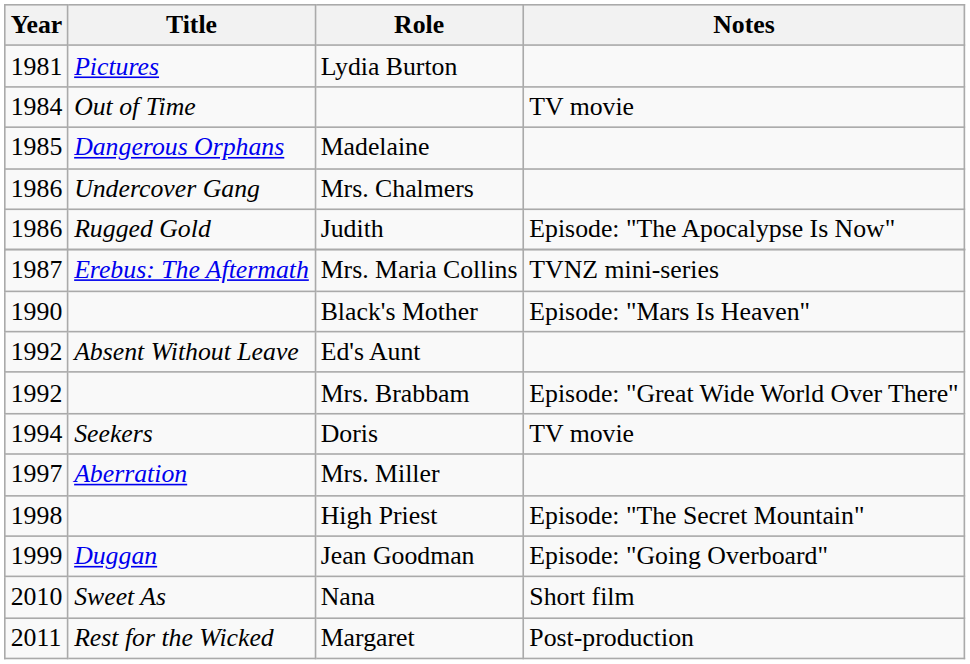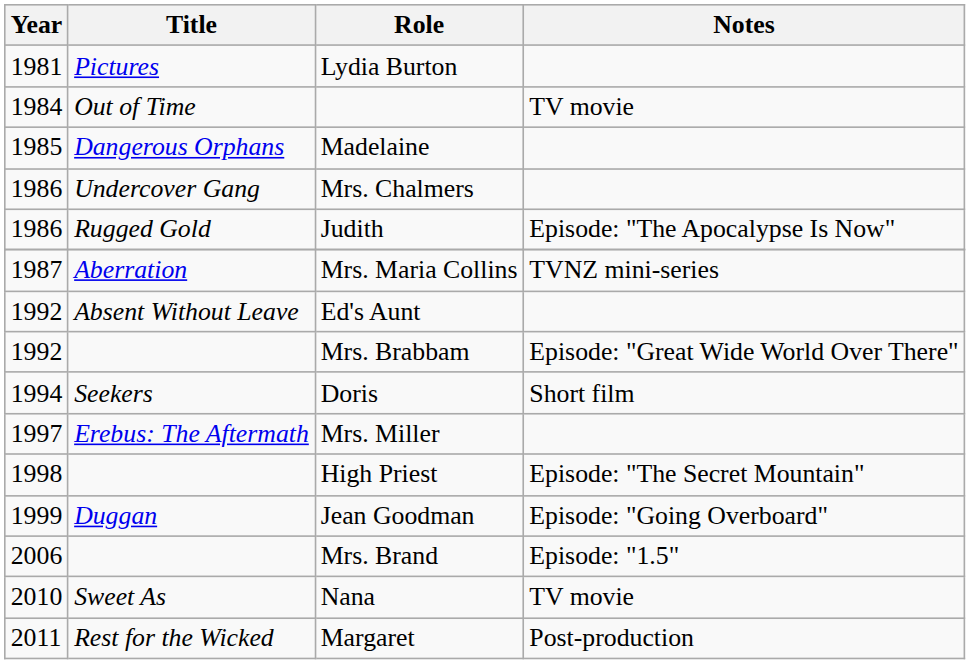(191, 270) Erebus: The Aftermath -> (131, 270) Aberration
- row: (37, 310)
(582, 433) TV movie -> (582, 392) Short film
(131, 474) Aberration -> (191, 433) Erebus: The Aftermath
+ row: (37, 556)
(582, 596) Short film -> (582, 596) TV movie
